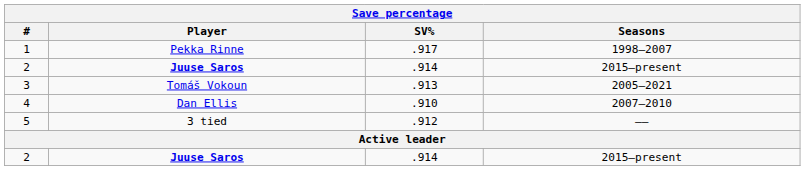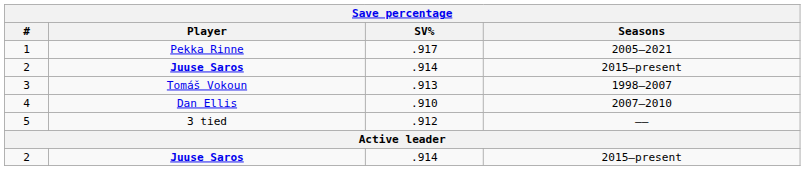(642, 50) 1998–2007 -> (642, 50) 2005–2021
(642, 86) 2005–2021 -> (642, 86) 1998–2007
